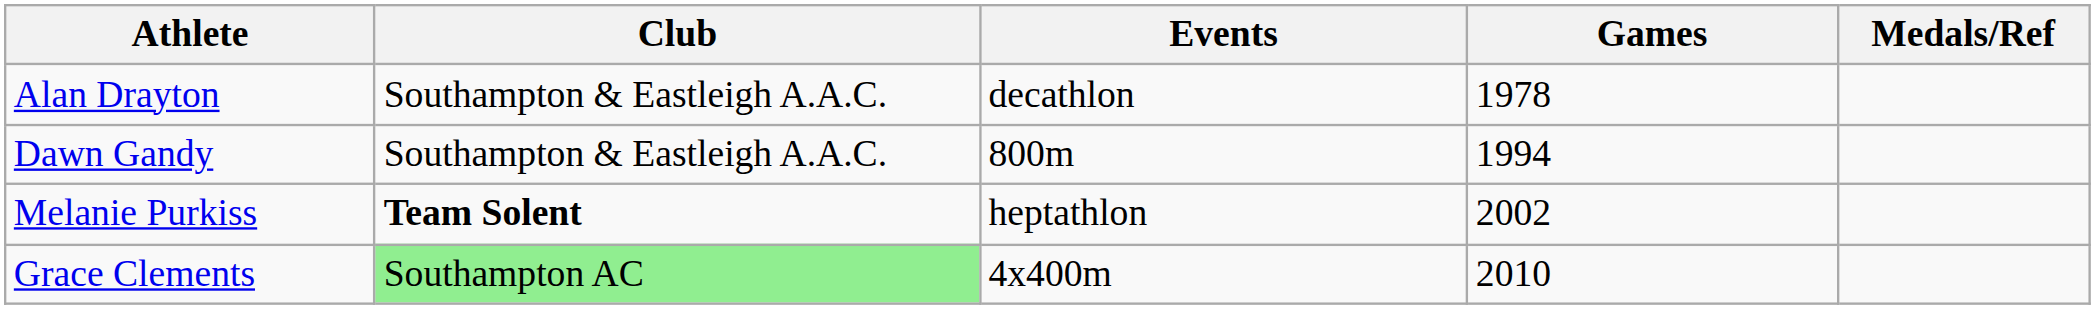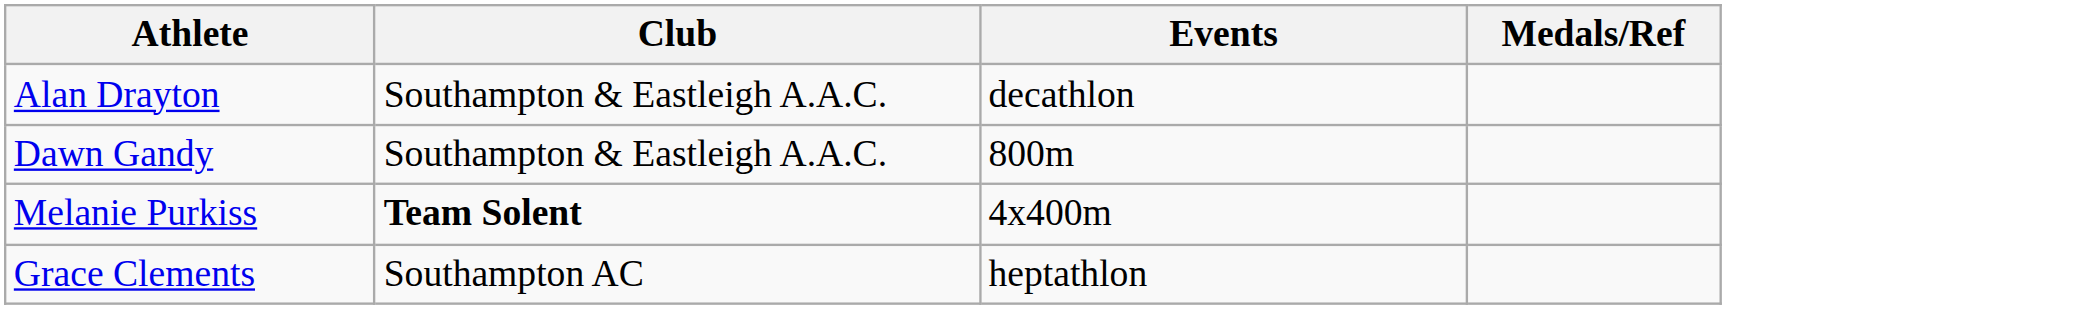- column: (1652, 34)
(1068, 213) heptathlon -> (1050, 213) 4x400m
(514, 272) lightgreen background -> (514, 272) no background
(1050, 272) 4x400m -> (1068, 272) heptathlon
